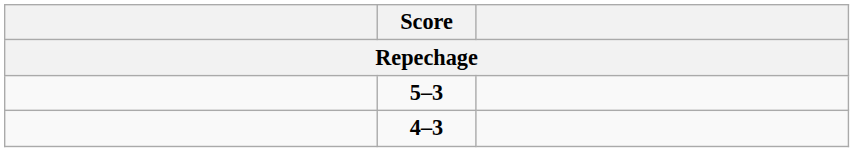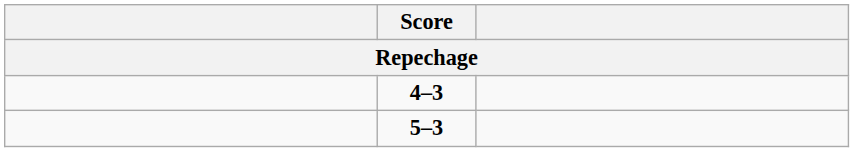rows swapped: (427, 92) <-> (427, 127)
